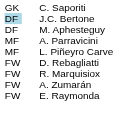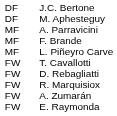- row: (63, 8)
(11, 19) lightblue background -> (11, 8) no background
+ row: (61, 41)
+ row: (65, 63)
